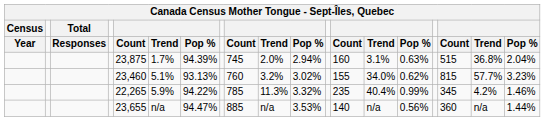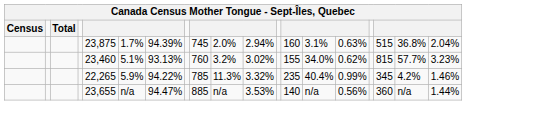- row: (25, 44)
